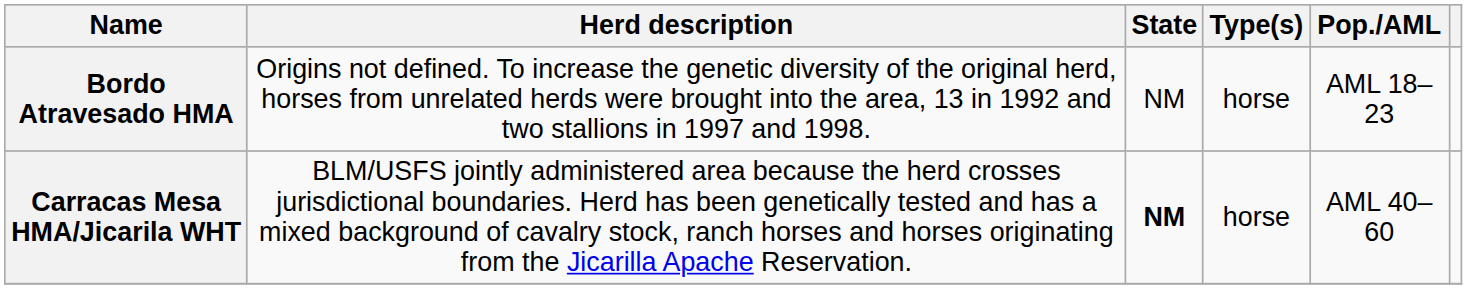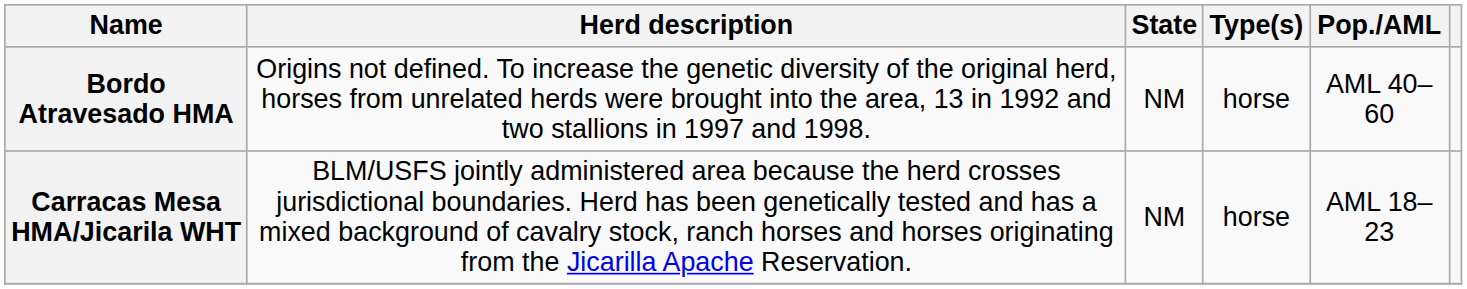(1379, 98) AML 18–23 -> (1379, 98) AML 40–60
(1164, 216) bold -> (1164, 216) normal
(1379, 216) AML 40–60 -> (1379, 216) AML 18–23
